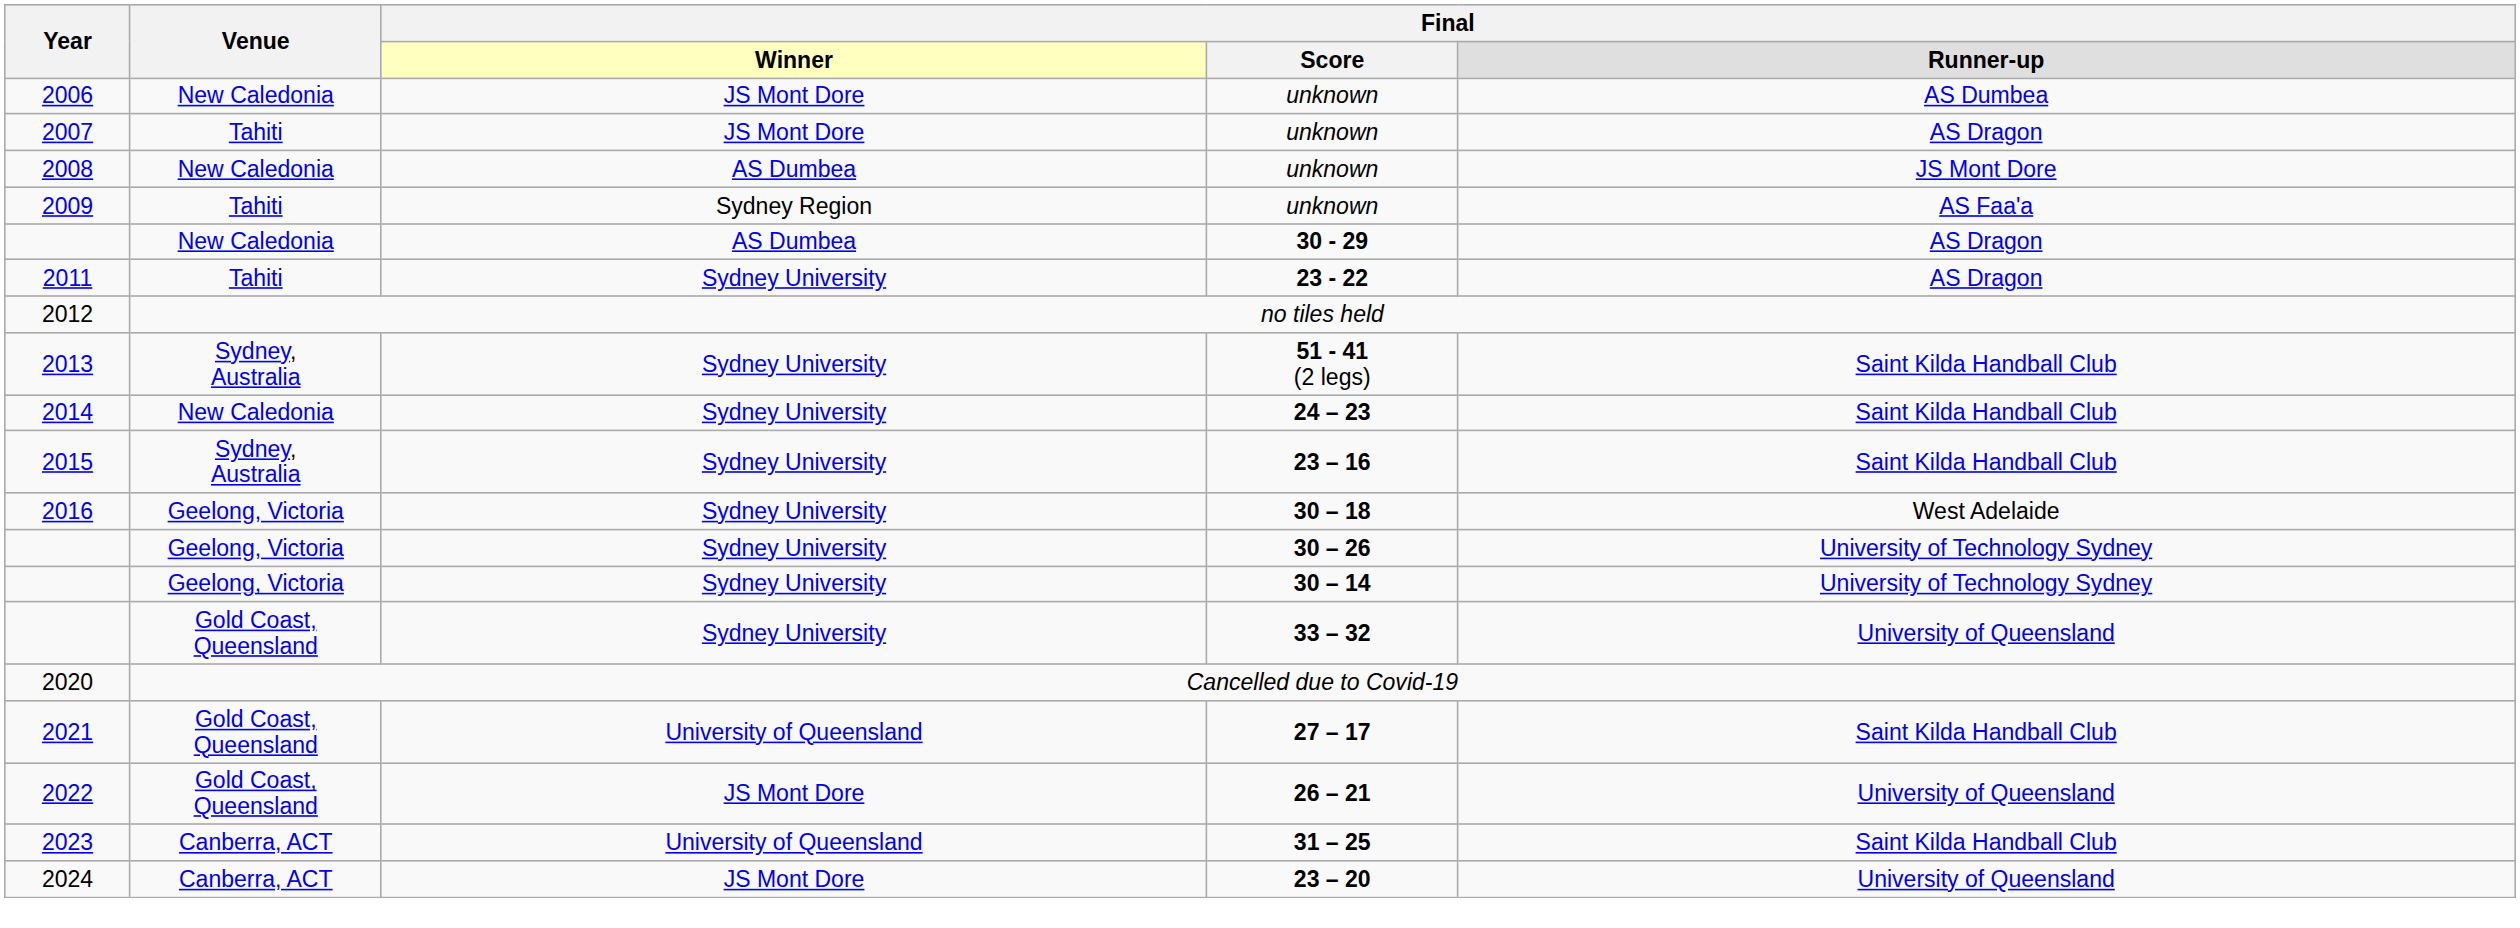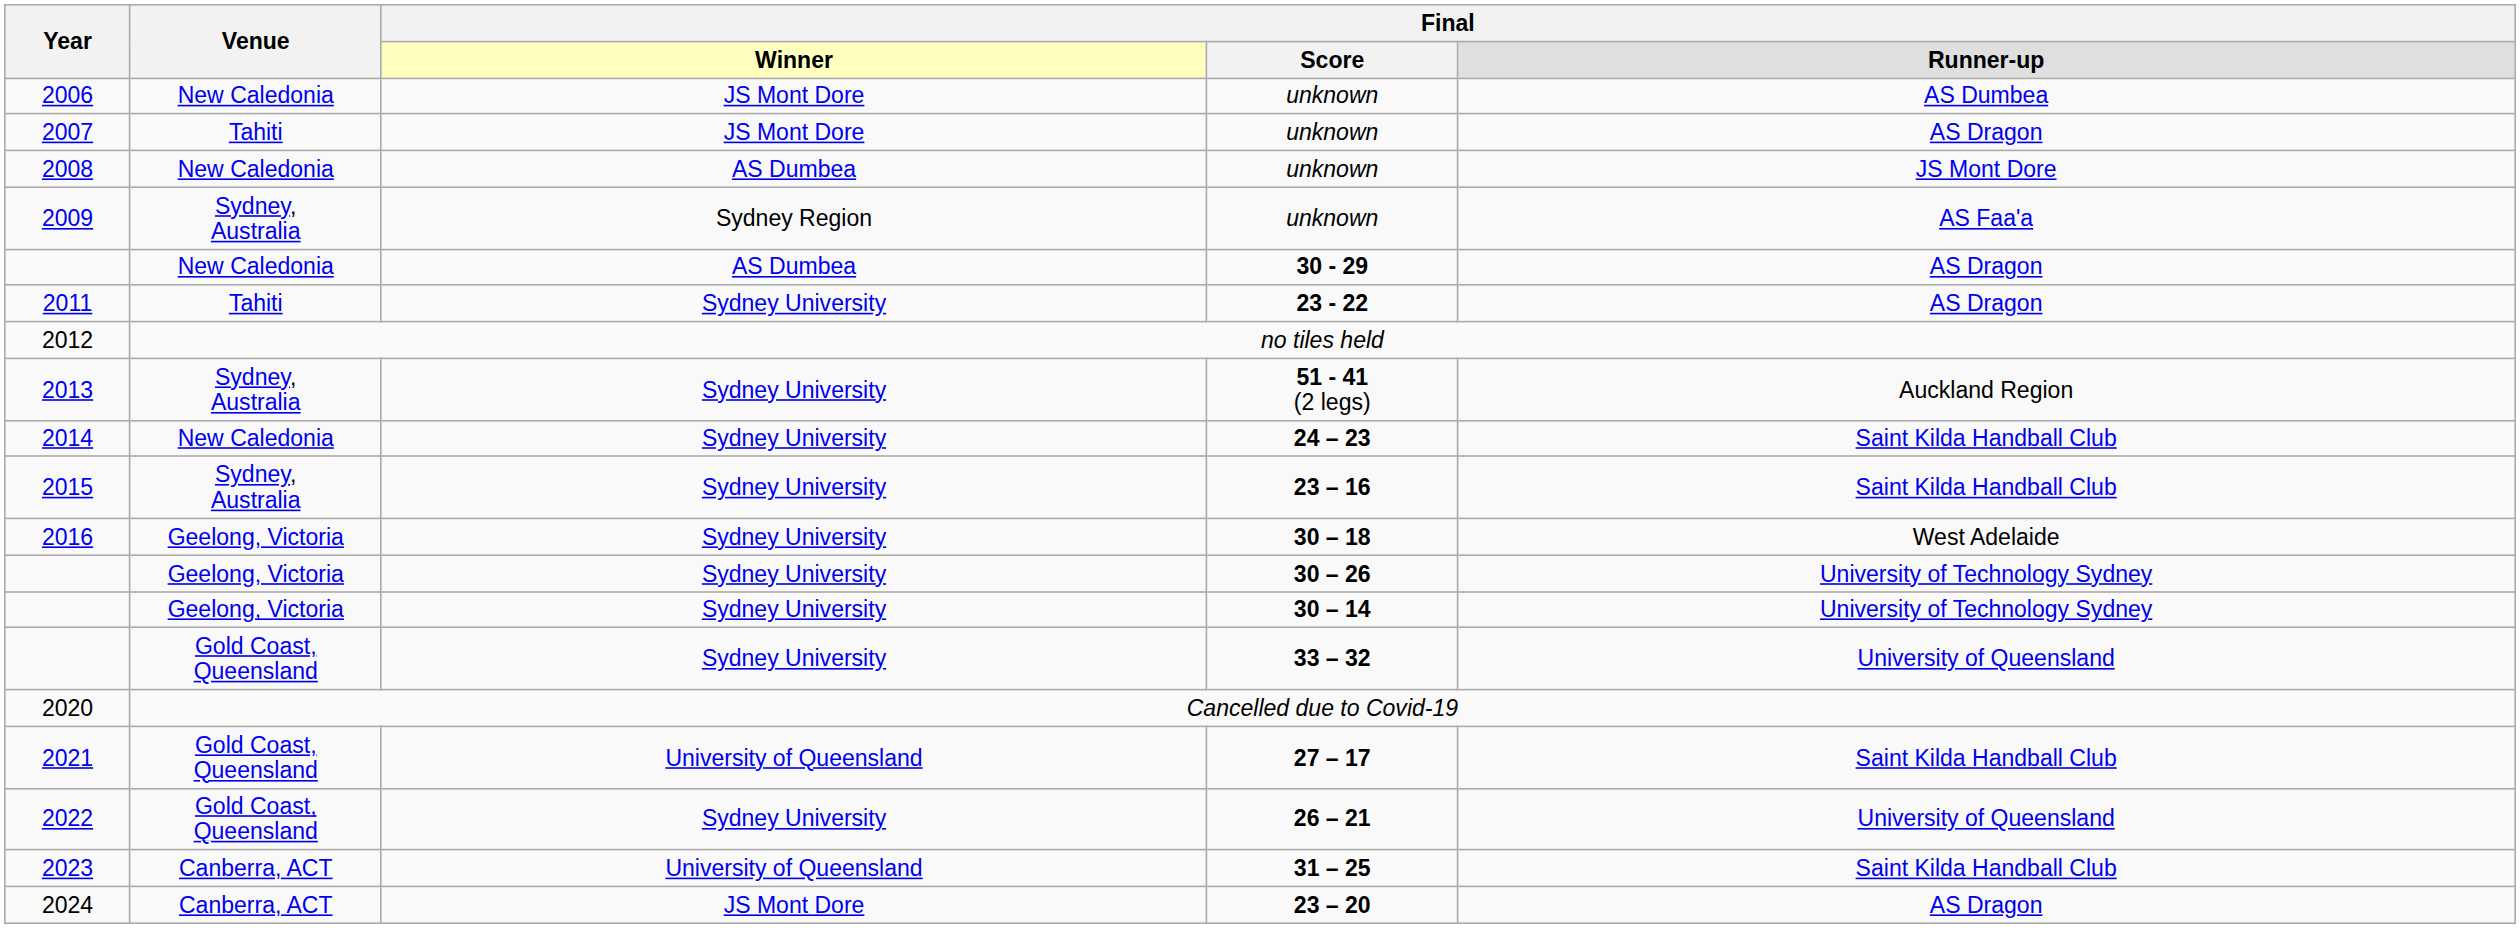(256, 205) Tahiti -> (256, 218) Sydney, Australia
(1986, 364) Saint Kilda Handball Club -> (1986, 389) Auckland Region
(794, 794) JS Mont Dore -> (794, 819) Sydney University
(1986, 879) University of Queensland -> (1986, 905) AS Dragon
